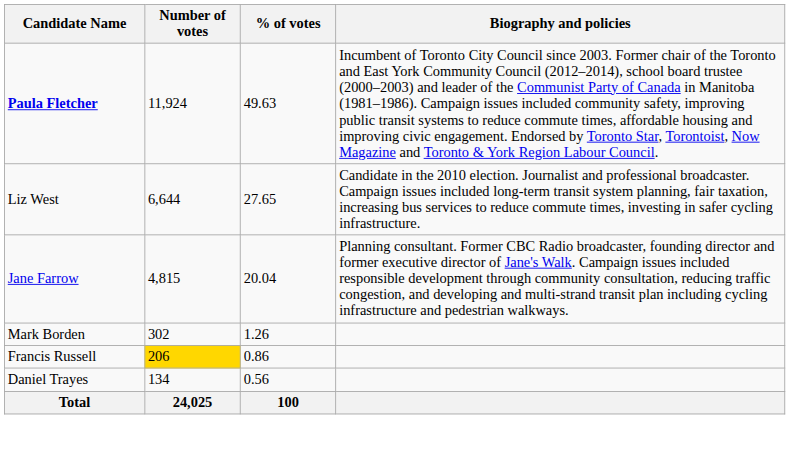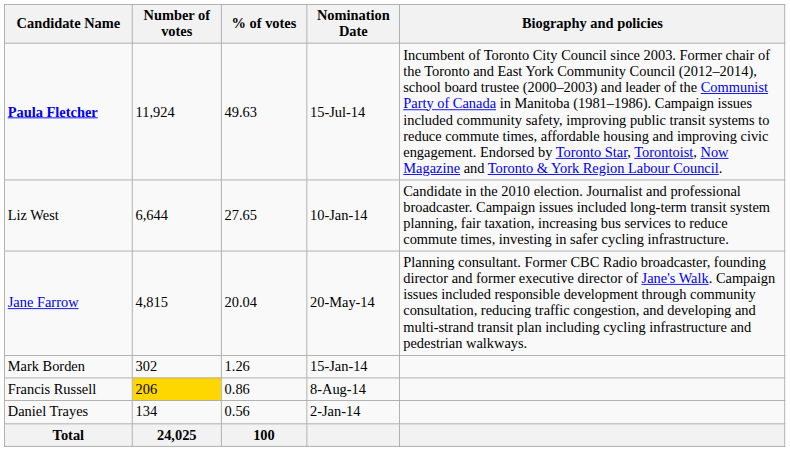+ column: (353, 24)
